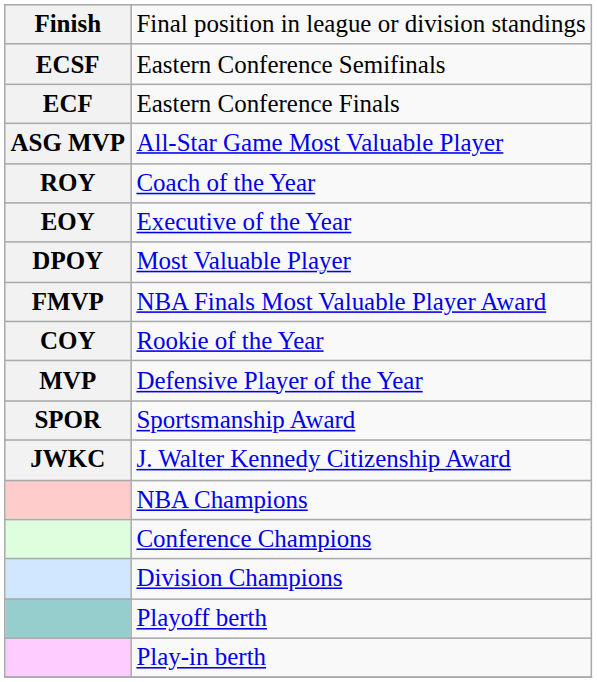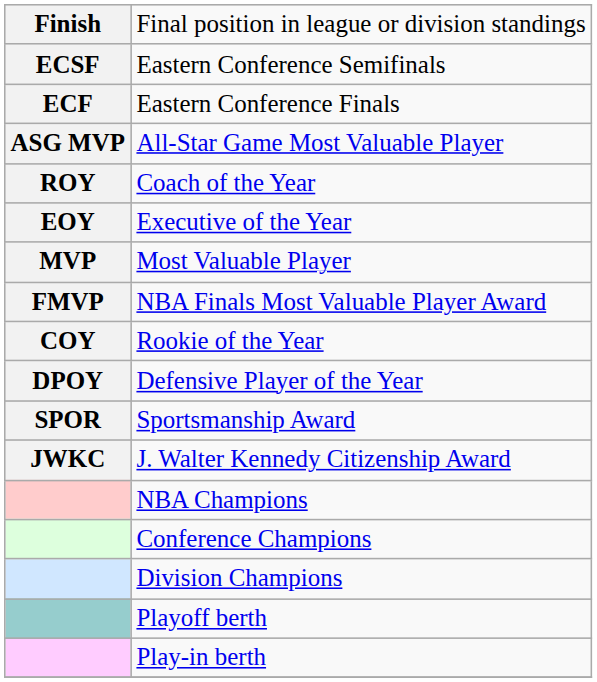(68, 261) DPOY -> (68, 261) MVP
(68, 380) MVP -> (68, 380) DPOY
